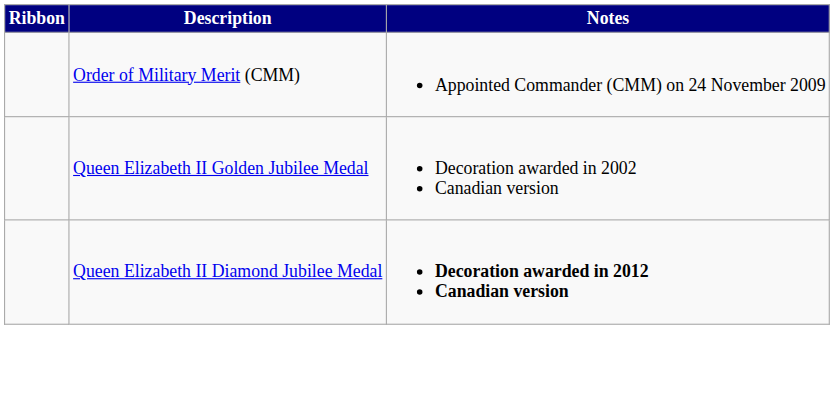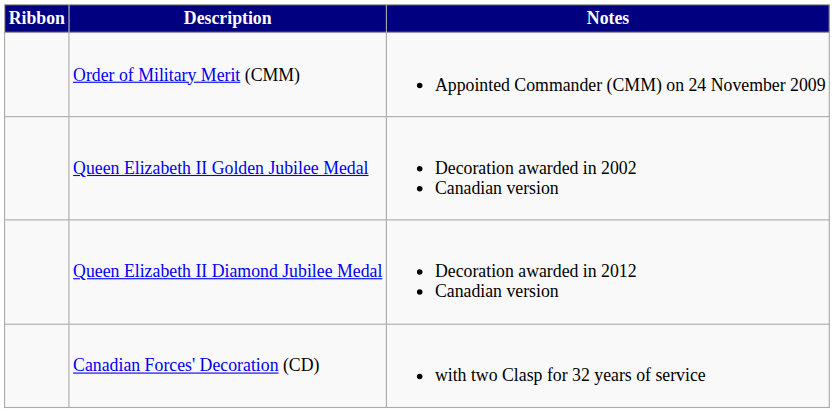(608, 282) bold -> (608, 282) normal
+ row: (196, 365)
